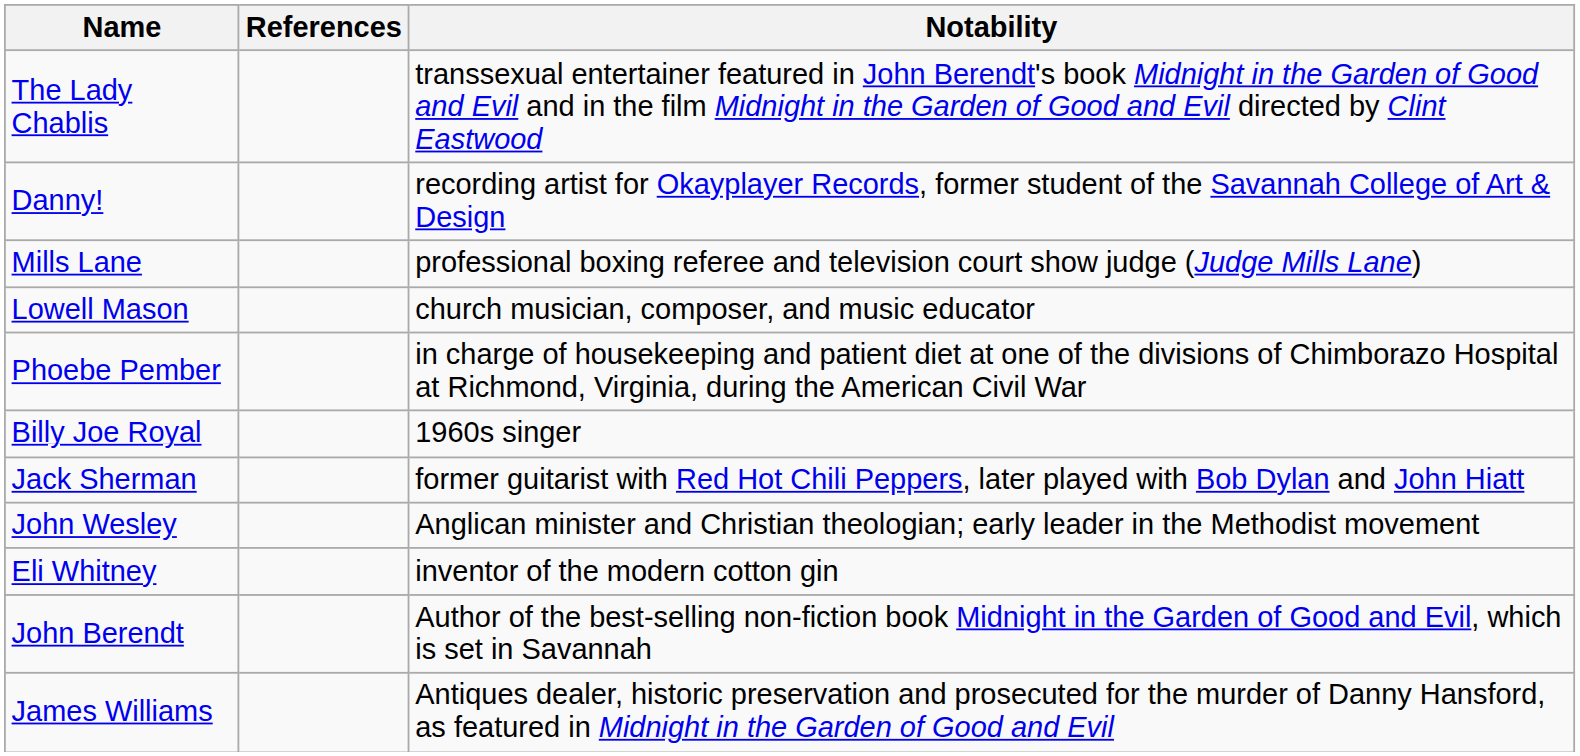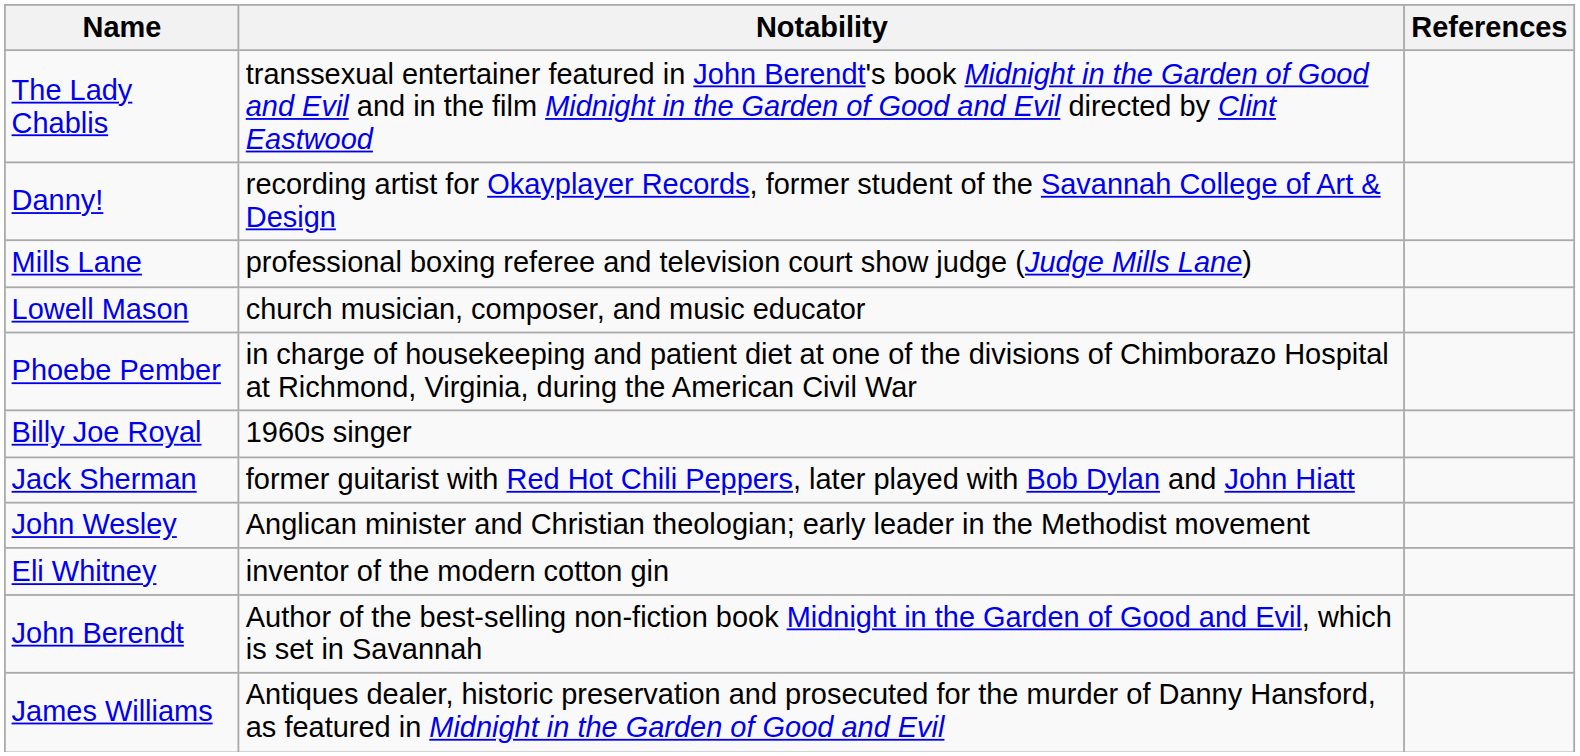columns swapped: (991, 27) <-> (324, 27)
